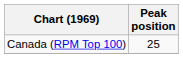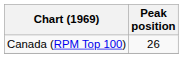(153, 44) 25 -> (153, 44) 26
